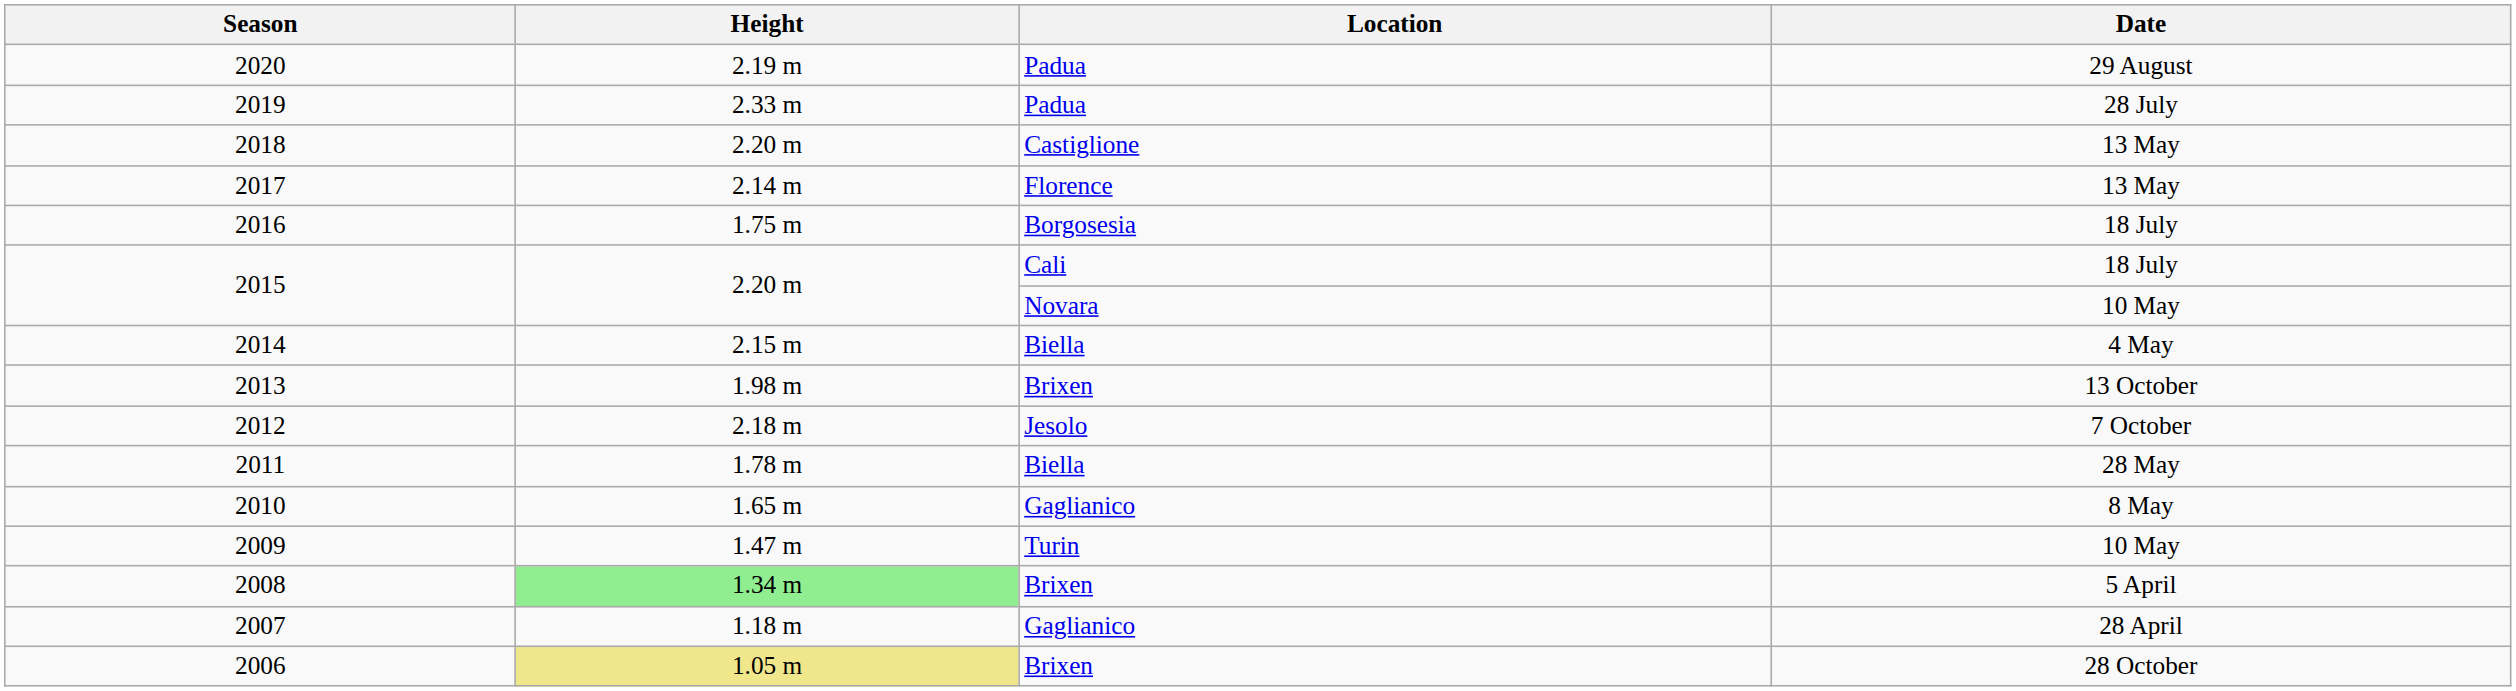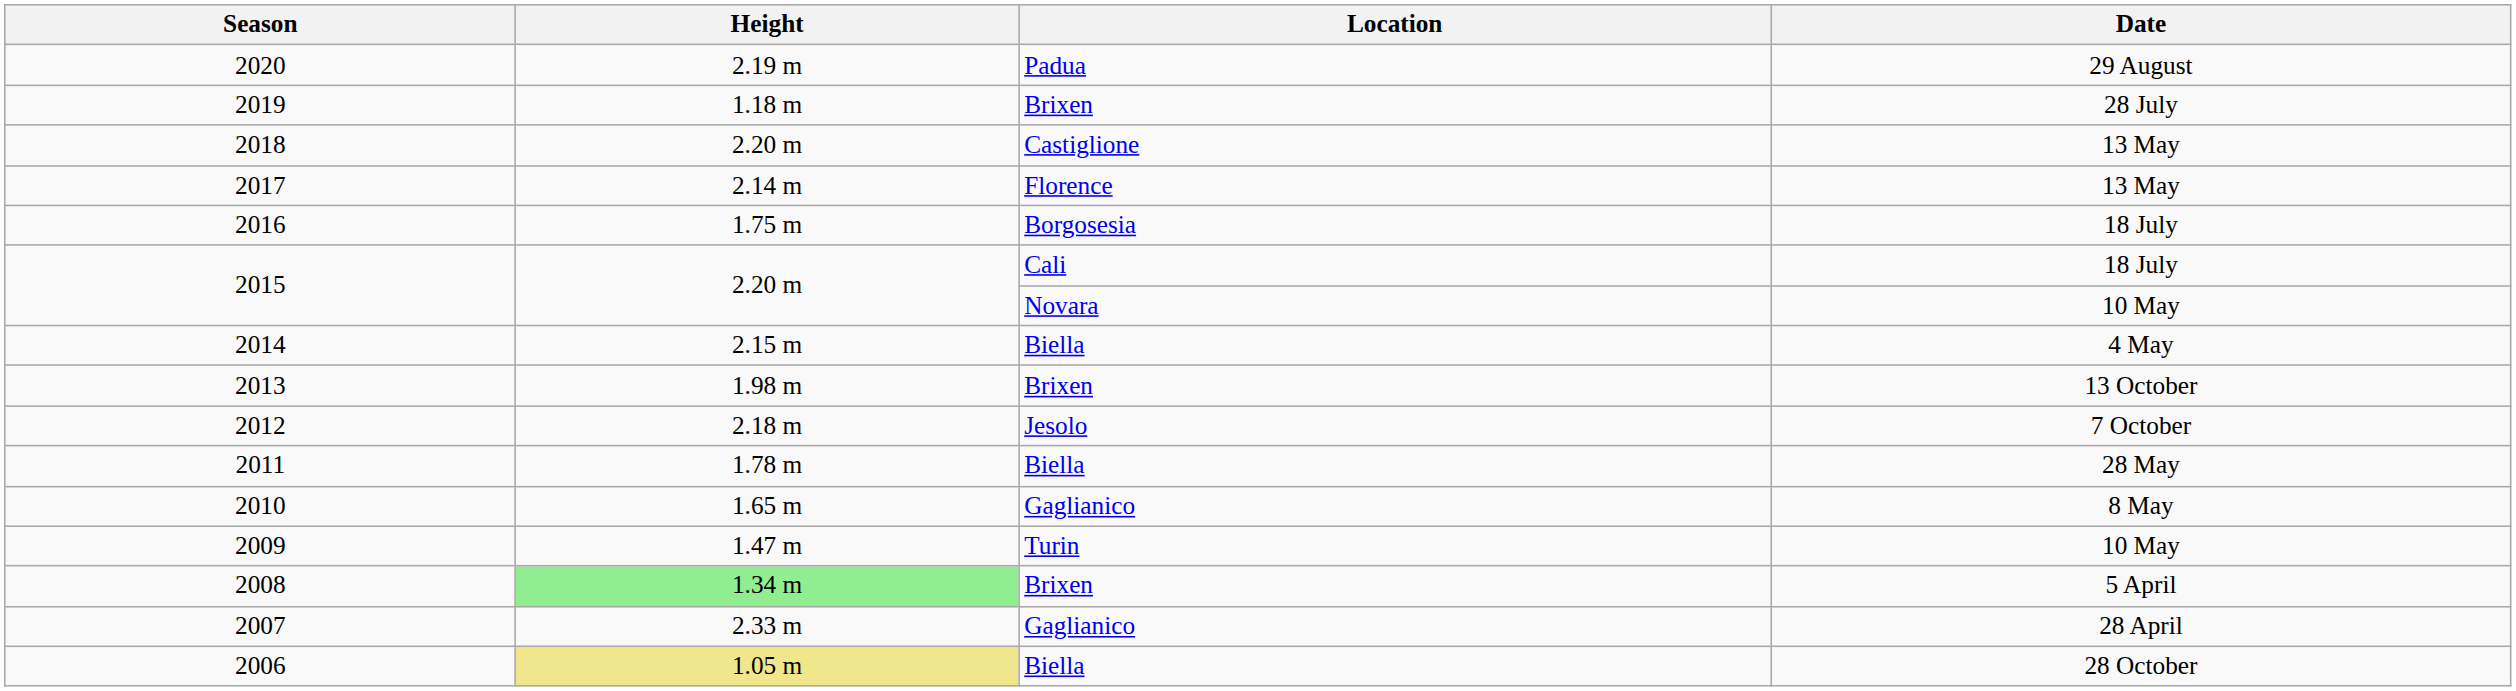(767, 104) 2.33 m -> (767, 104) 1.18 m
(1055, 104) Padua -> (1059, 104) Brixen
(767, 625) 1.18 m -> (767, 625) 2.33 m
(1059, 666) Brixen -> (1054, 666) Biella
